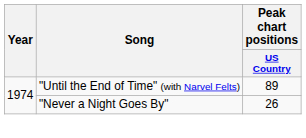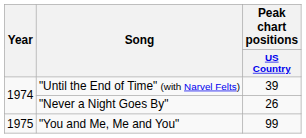(272, 86) 89 -> (272, 86) 39
+ row: (109, 123)
